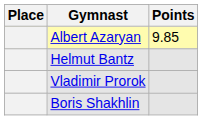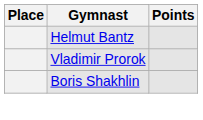- row: (96, 37)
